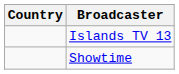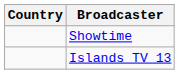rows swapped: (120, 37) <-> (101, 58)
